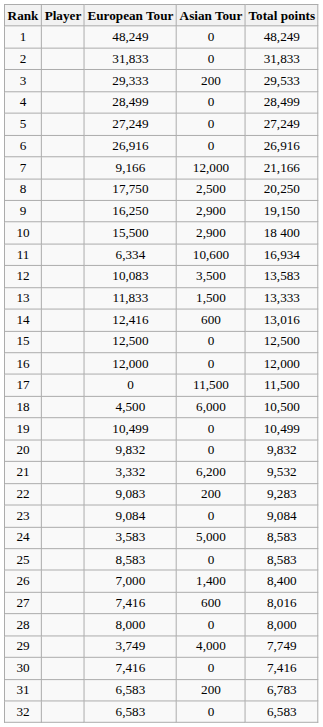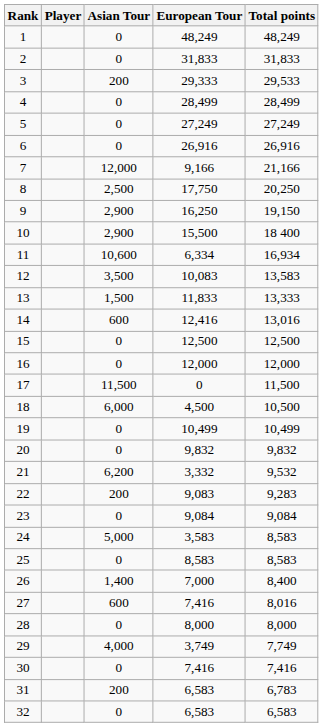columns swapped: (130, 14) <-> (211, 14)
